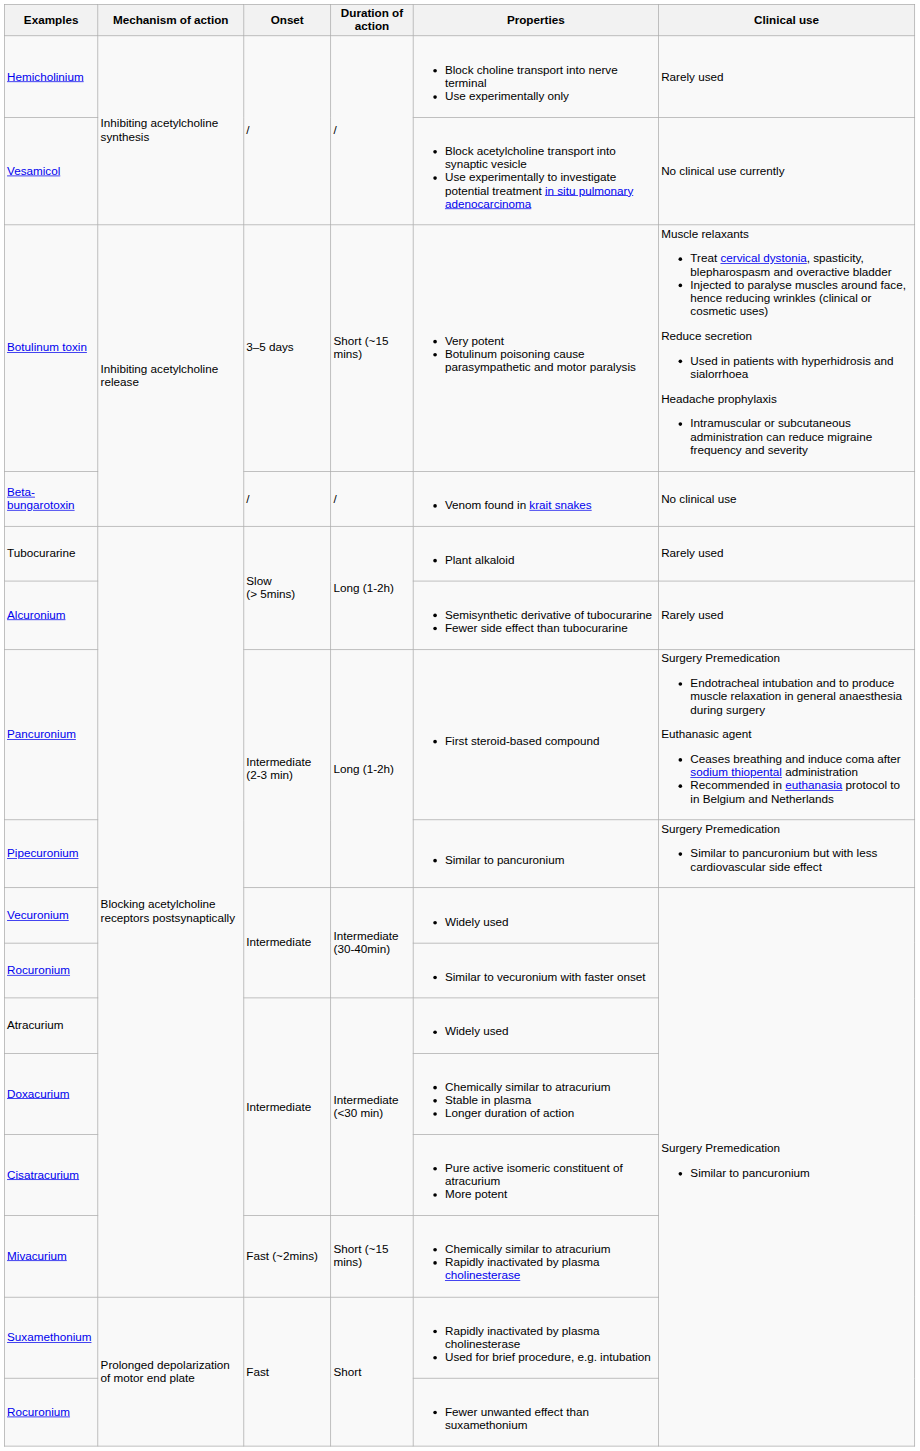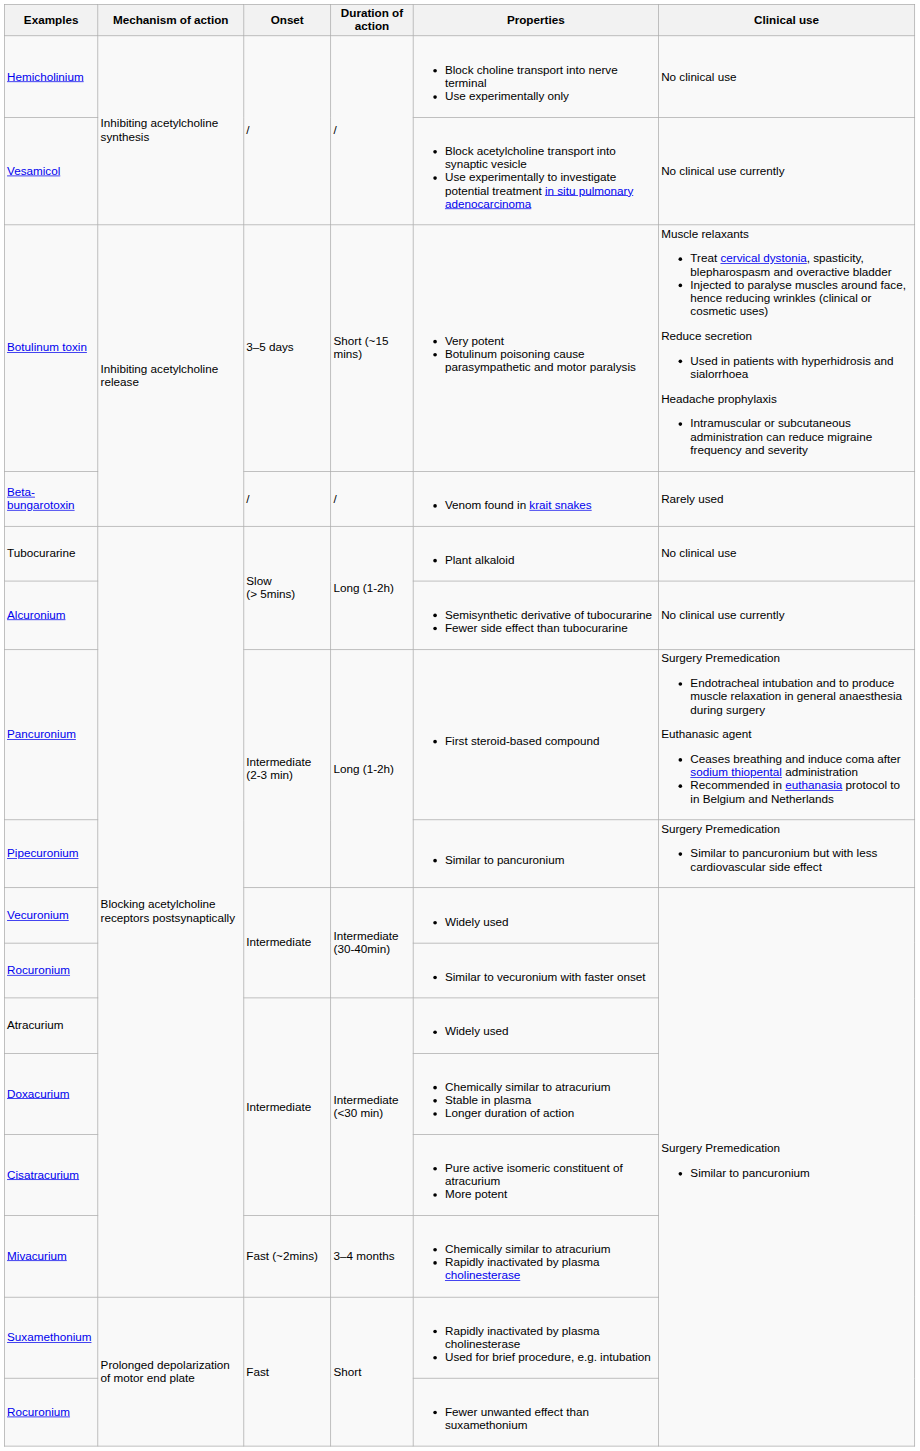(692, 76) Rarely used -> (699, 76) No clinical use
(699, 498) No clinical use -> (692, 498) Rarely used
(692, 553) Rarely used -> (699, 553) No clinical use
(692, 615) Rarely used -> (723, 615) No clinical use currently
(361, 1256) Short (~15 mins) -> (364, 1256) 3–4 months
